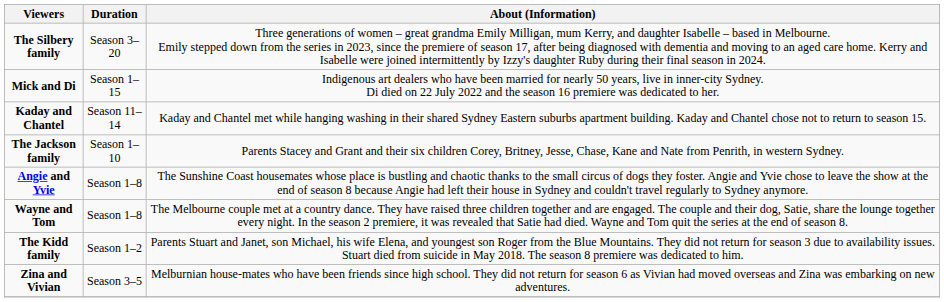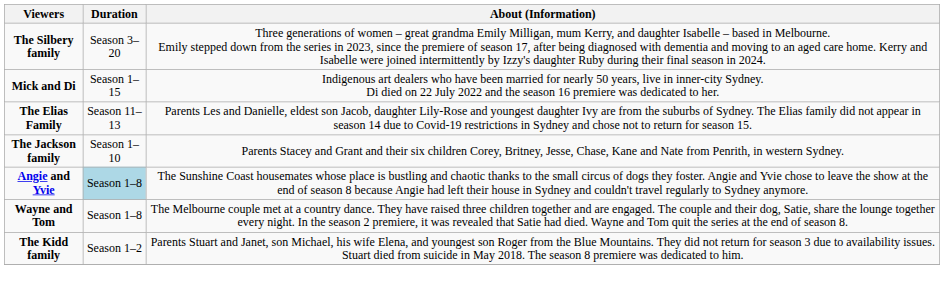- row: (44, 118)
+ row: (44, 118)
(114, 183) no background -> (114, 183) lightblue background
- row: (44, 281)
